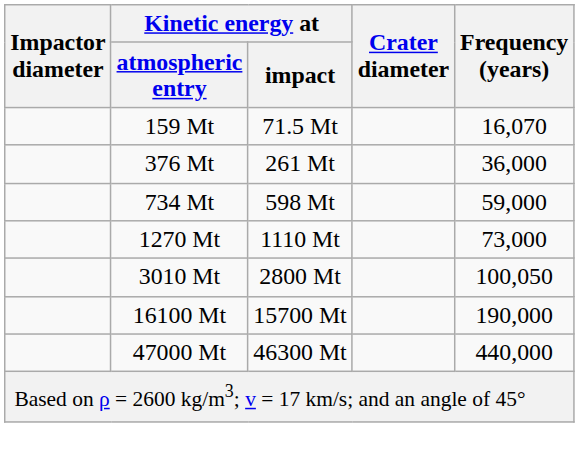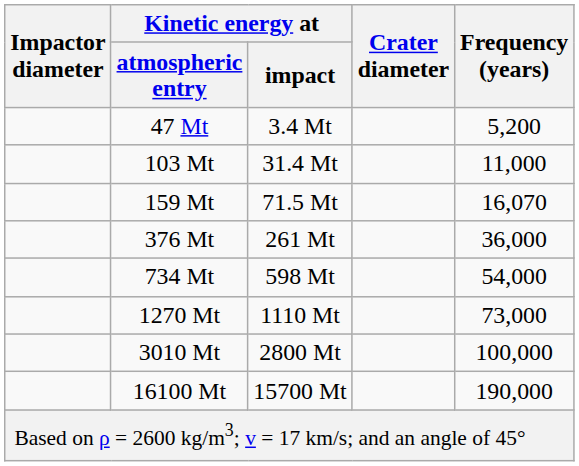+ row: (179, 125)
+ row: (179, 163)
(514, 201) 59,000 -> (514, 277) 54,000
(514, 277) 100,050 -> (514, 352) 100,000
- row: (179, 352)
